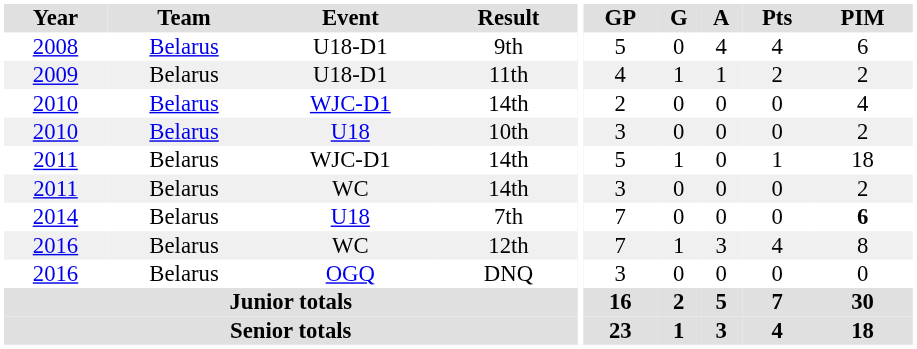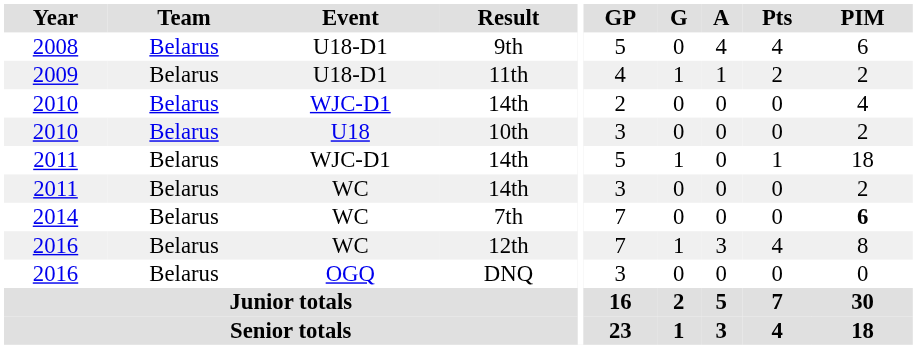(350, 216) U18 -> (350, 216) WC
